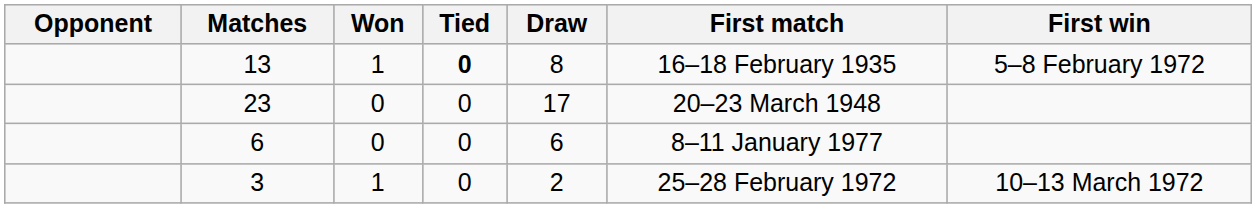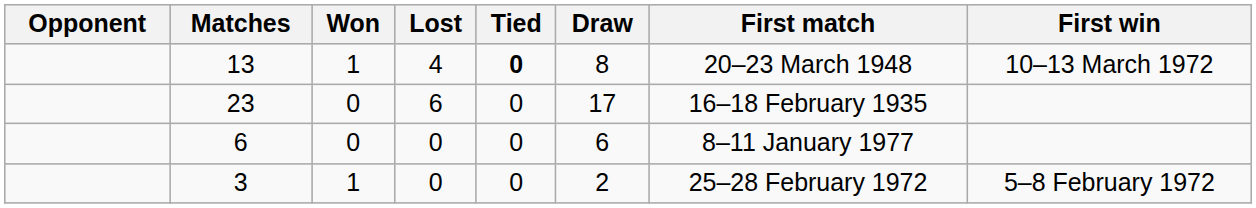+ column: (436, 24)
(777, 63) 16–18 February 1935 -> (808, 63) 20–23 March 1948
(1099, 63) 5–8 February 1972 -> (1109, 63) 10–13 March 1972
(777, 103) 20–23 March 1948 -> (808, 103) 16–18 February 1935
(1099, 182) 10–13 March 1972 -> (1109, 182) 5–8 February 1972
